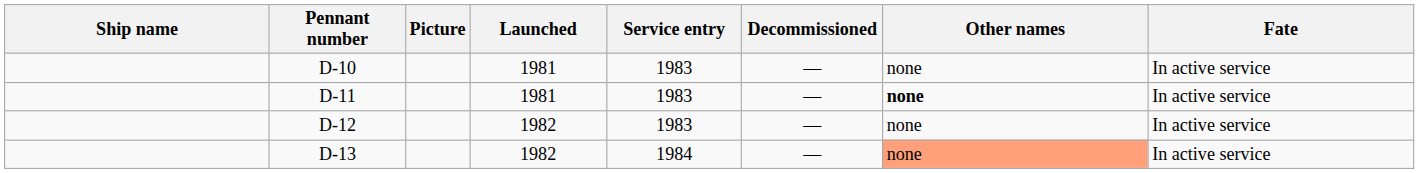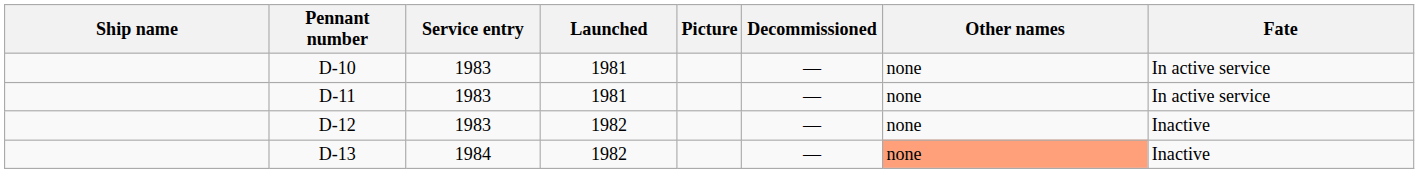columns swapped: (438, 29) <-> (674, 29)
(905, 96) bold -> (904, 96) normal
(1211, 125) In active service -> (1181, 125) Inactive
(1211, 153) In active service -> (1181, 153) Inactive
